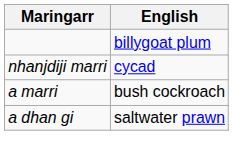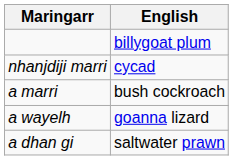+ row: (39, 117)
